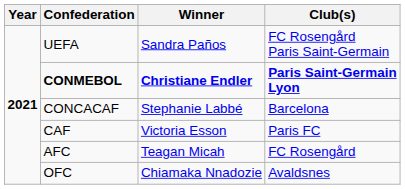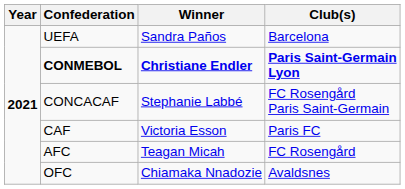(329, 44) FC Rosengård Paris Saint-Germain -> (298, 36) Barcelona
(298, 109) Barcelona -> (329, 101) FC Rosengård Paris Saint-Germain
